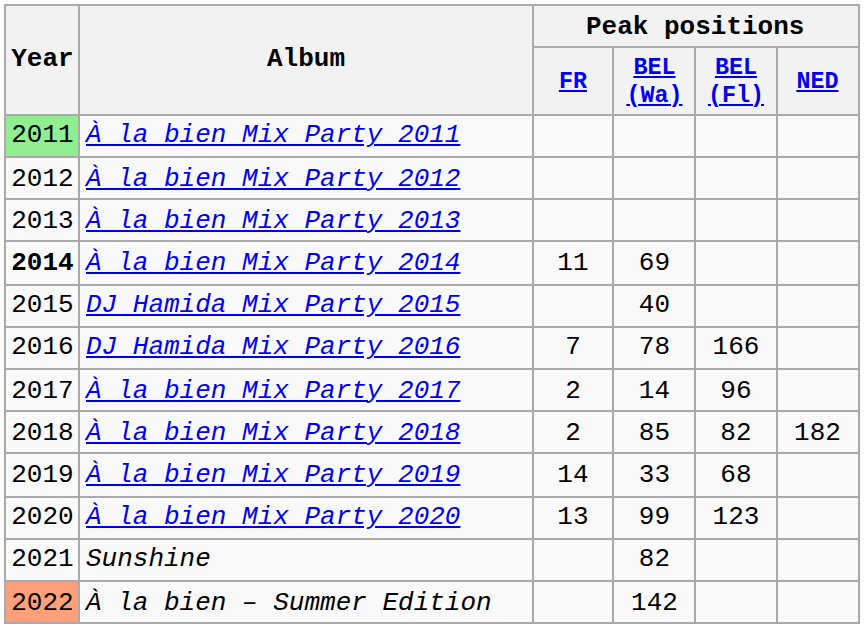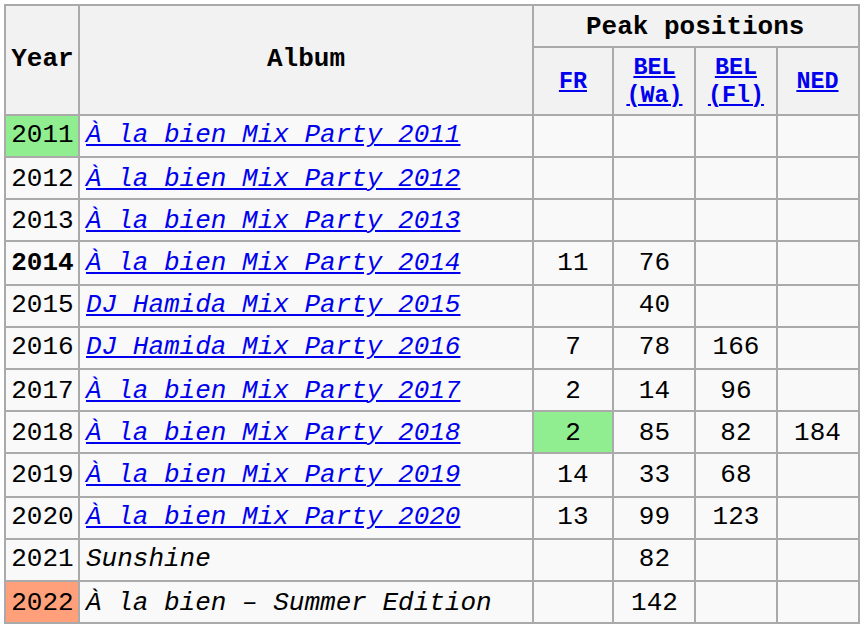(654, 263) 69 -> (654, 263) 76
(573, 432) no background -> (573, 432) lightgreen background
(817, 432) 182 -> (817, 432) 184
